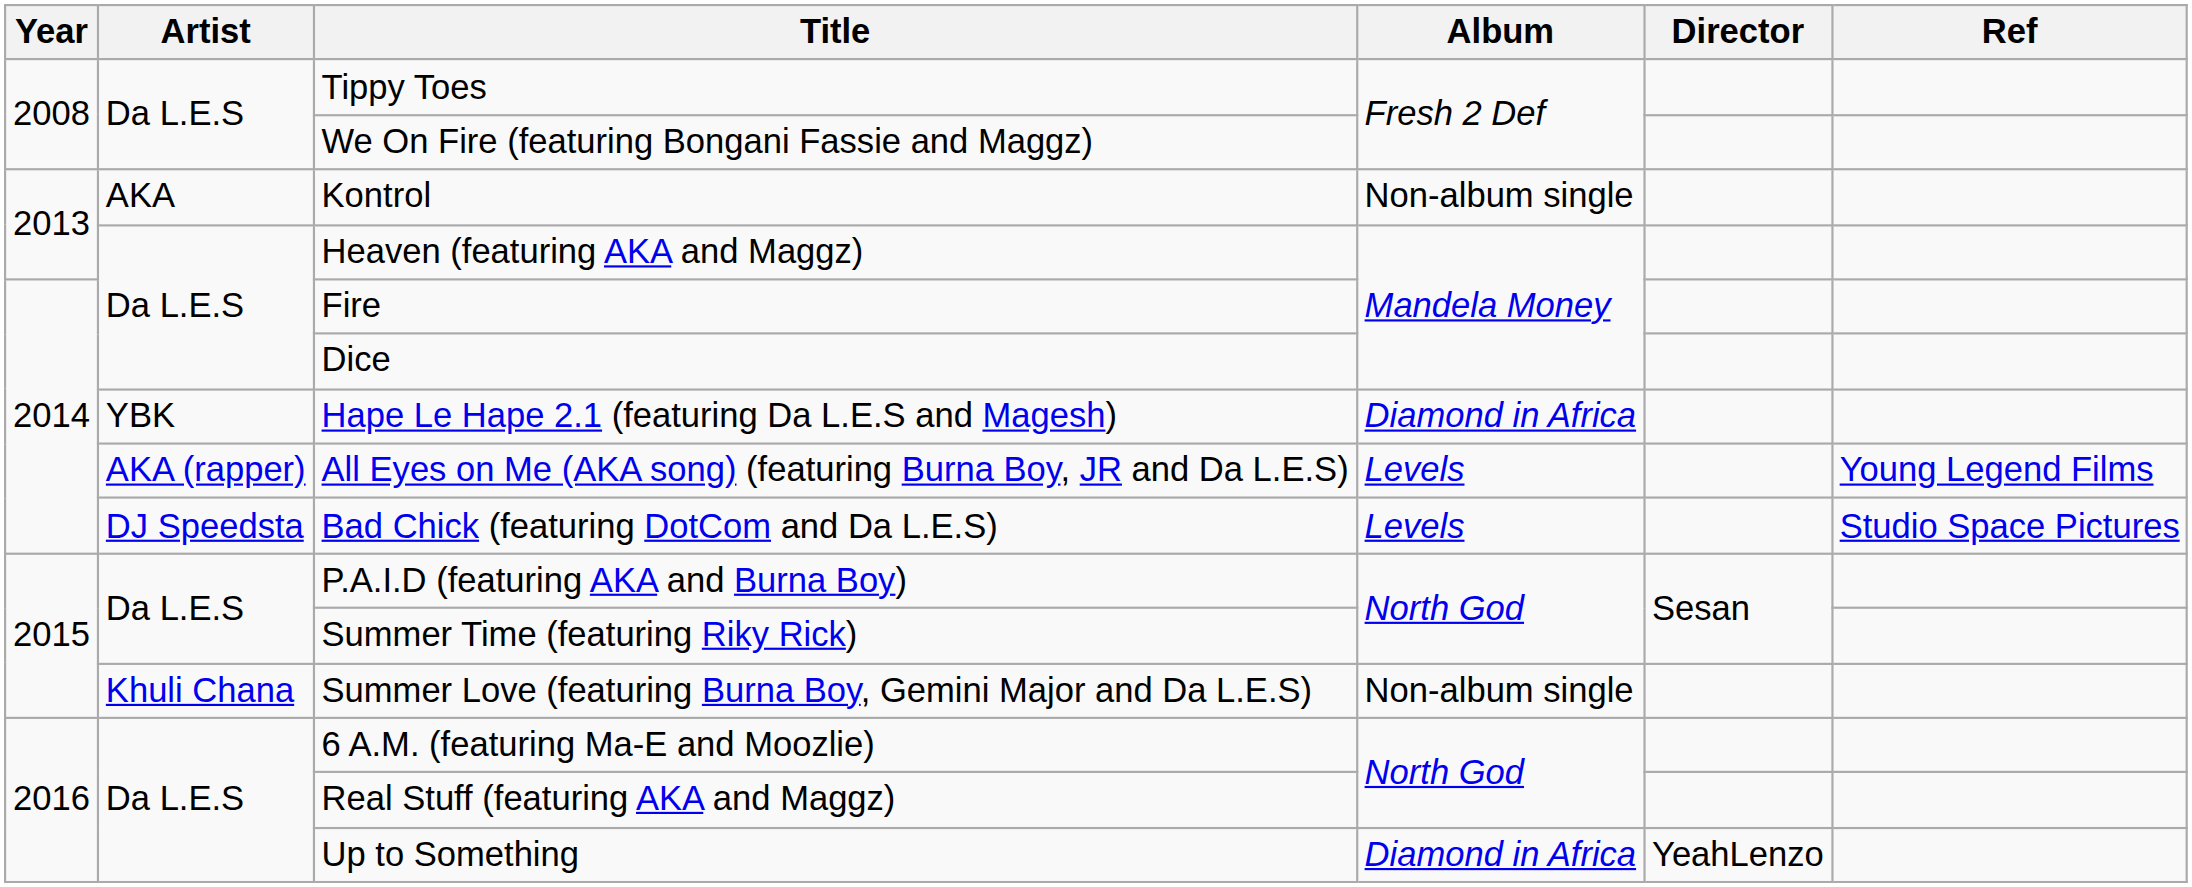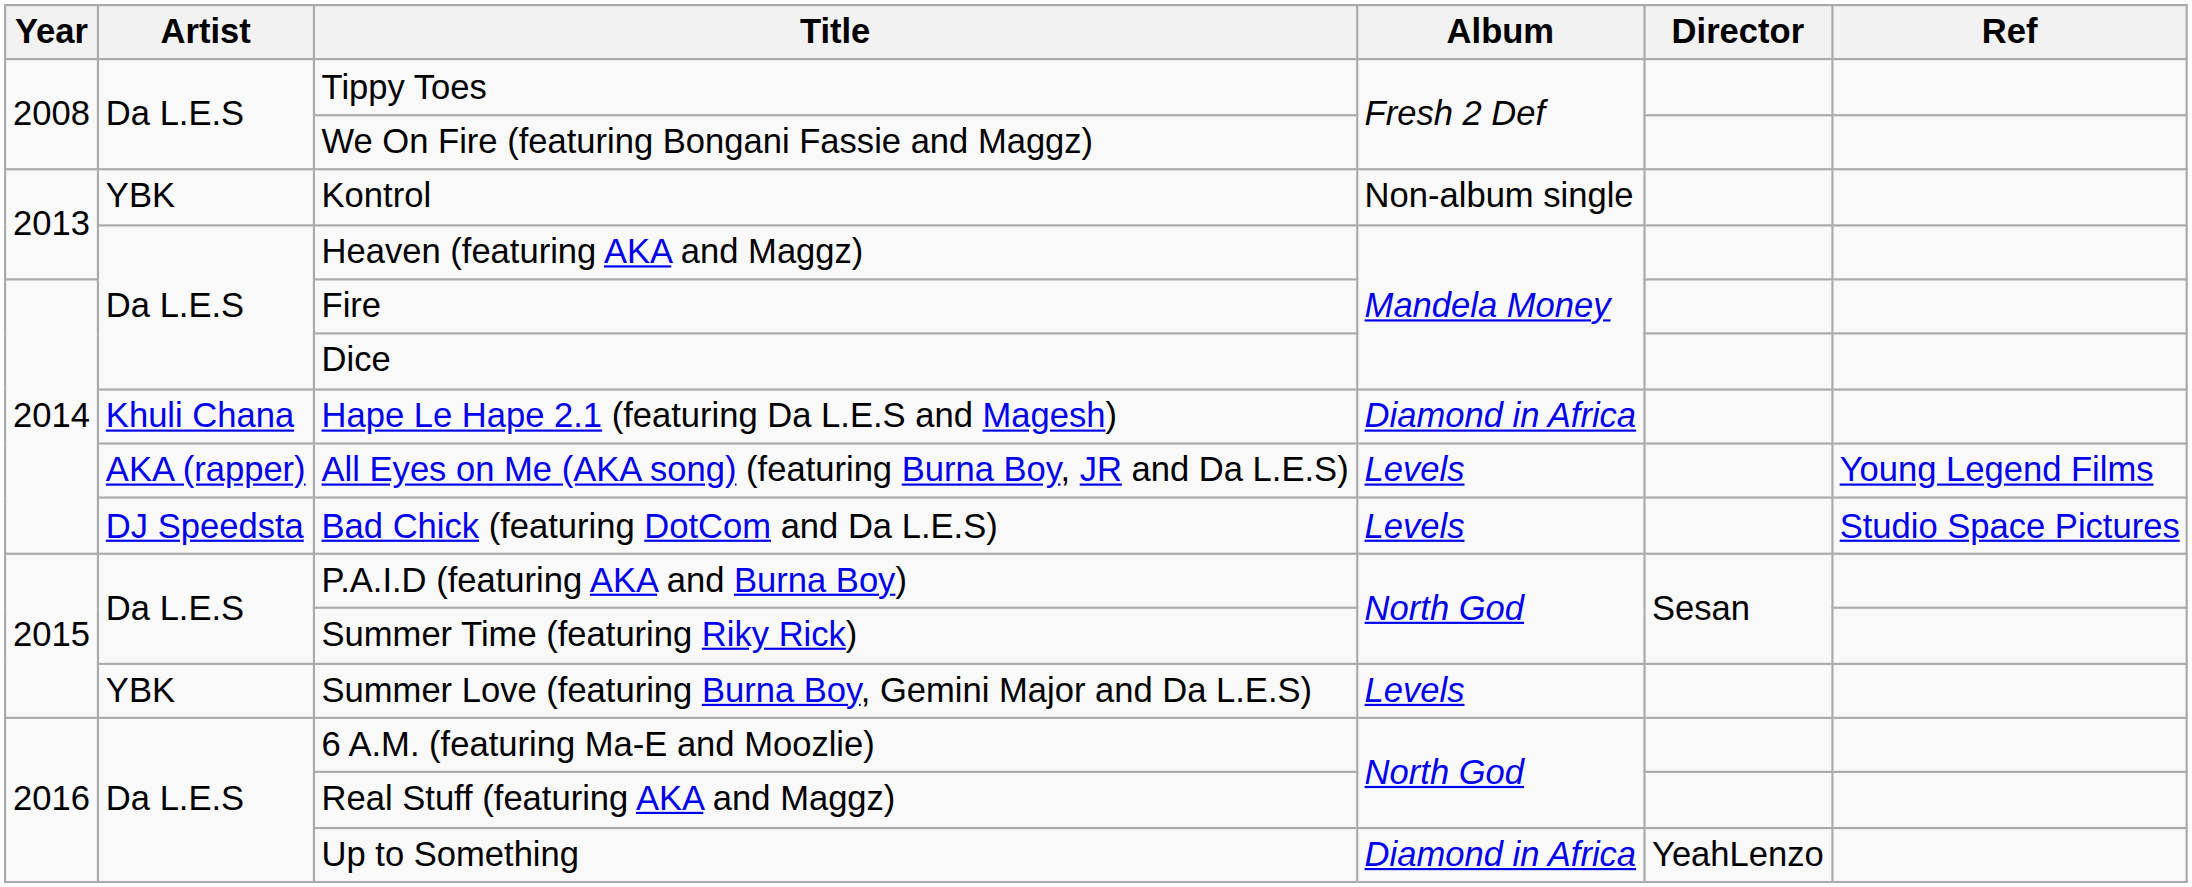(140, 196) AKA -> (140, 196) YBK
(140, 415) YBK -> (200, 415) Khuli Chana
(200, 689) Khuli Chana -> (140, 689) YBK
(1499, 689) Non-album single -> (1415, 689) Levels
